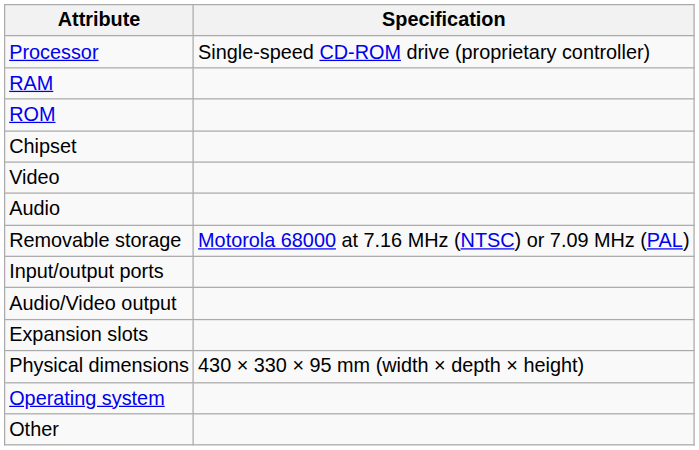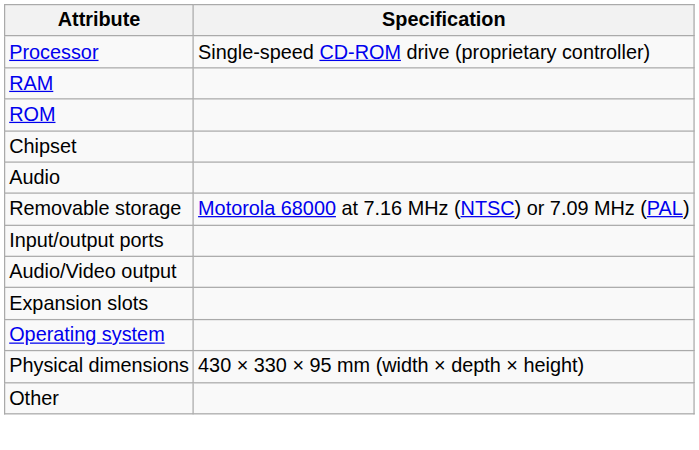- row: (34, 177)
rows swapped: (87, 397) <-> (99, 366)
